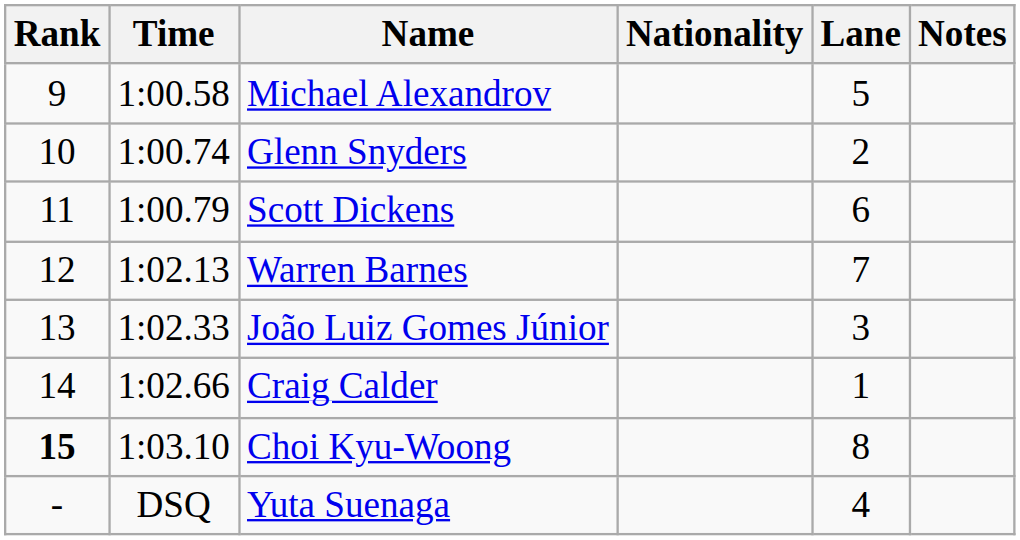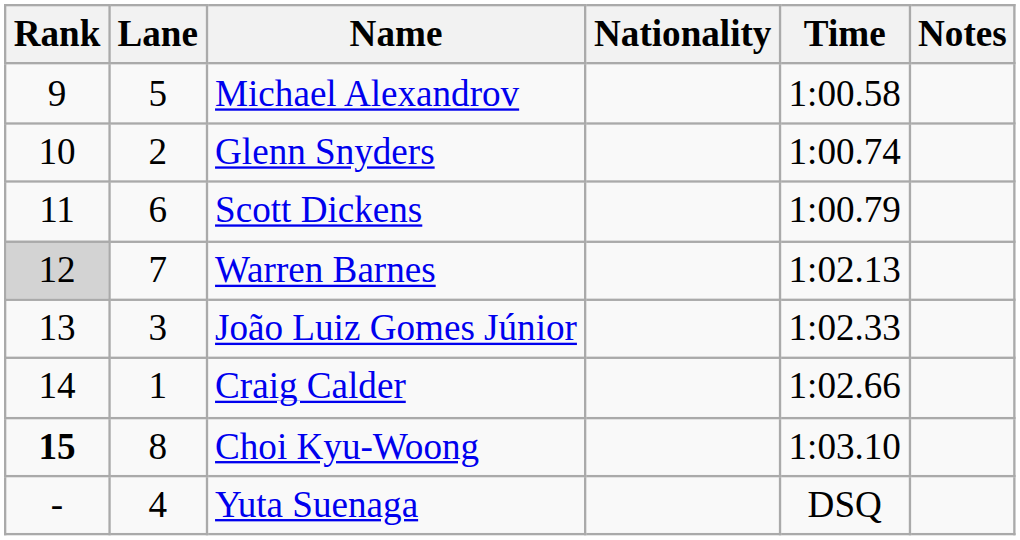columns swapped: (861, 33) <-> (174, 33)
(57, 269) no background -> (57, 269) lightgrey background
